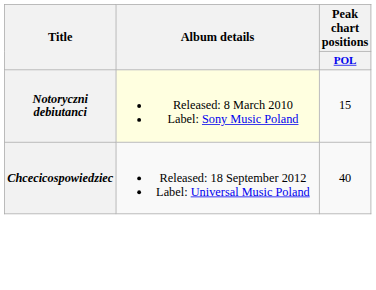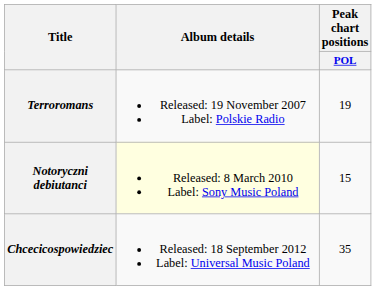+ row: (60, 105)
(345, 177) 40 -> (345, 249) 35
